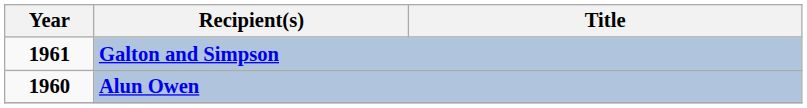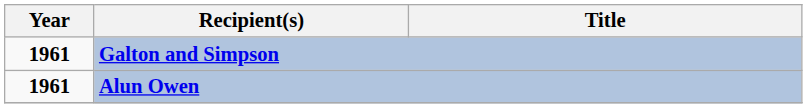(49, 86) 1960 -> (49, 86) 1961
